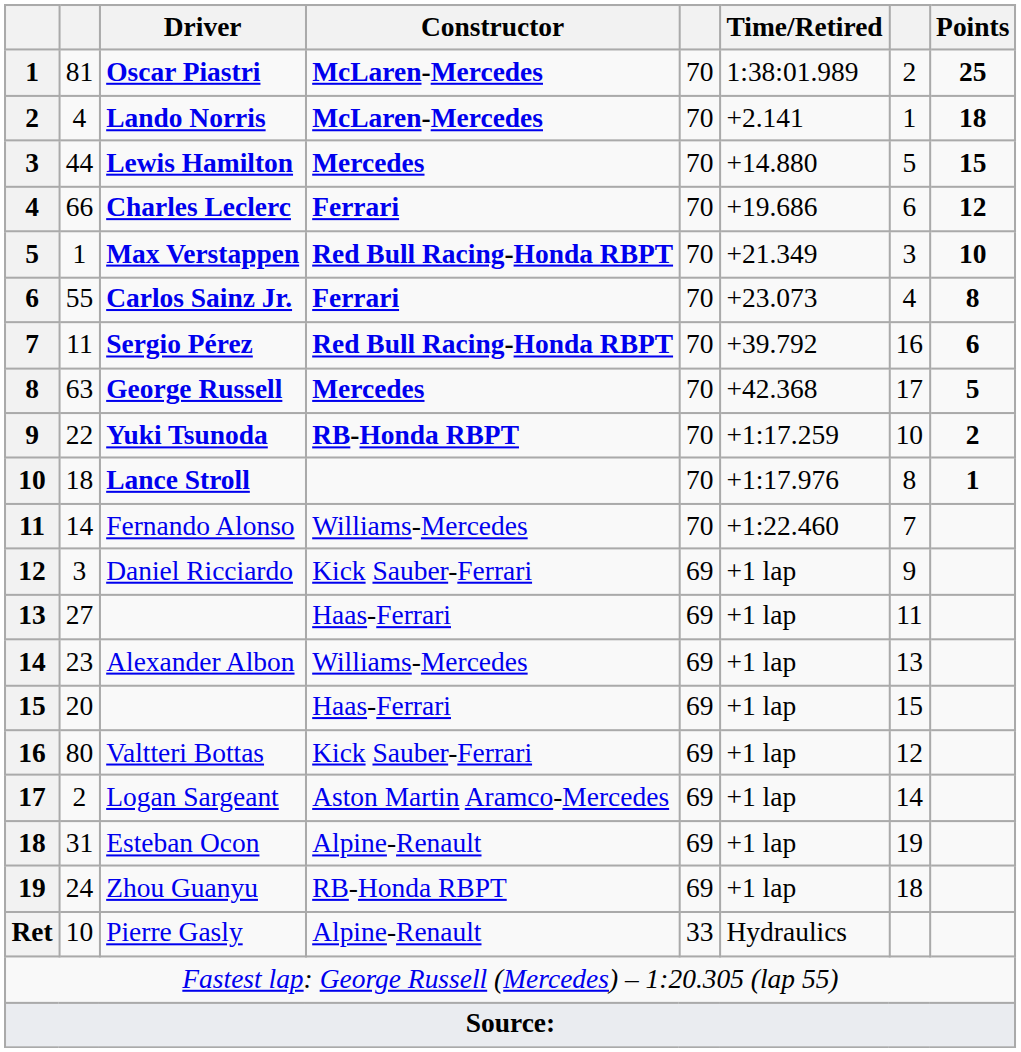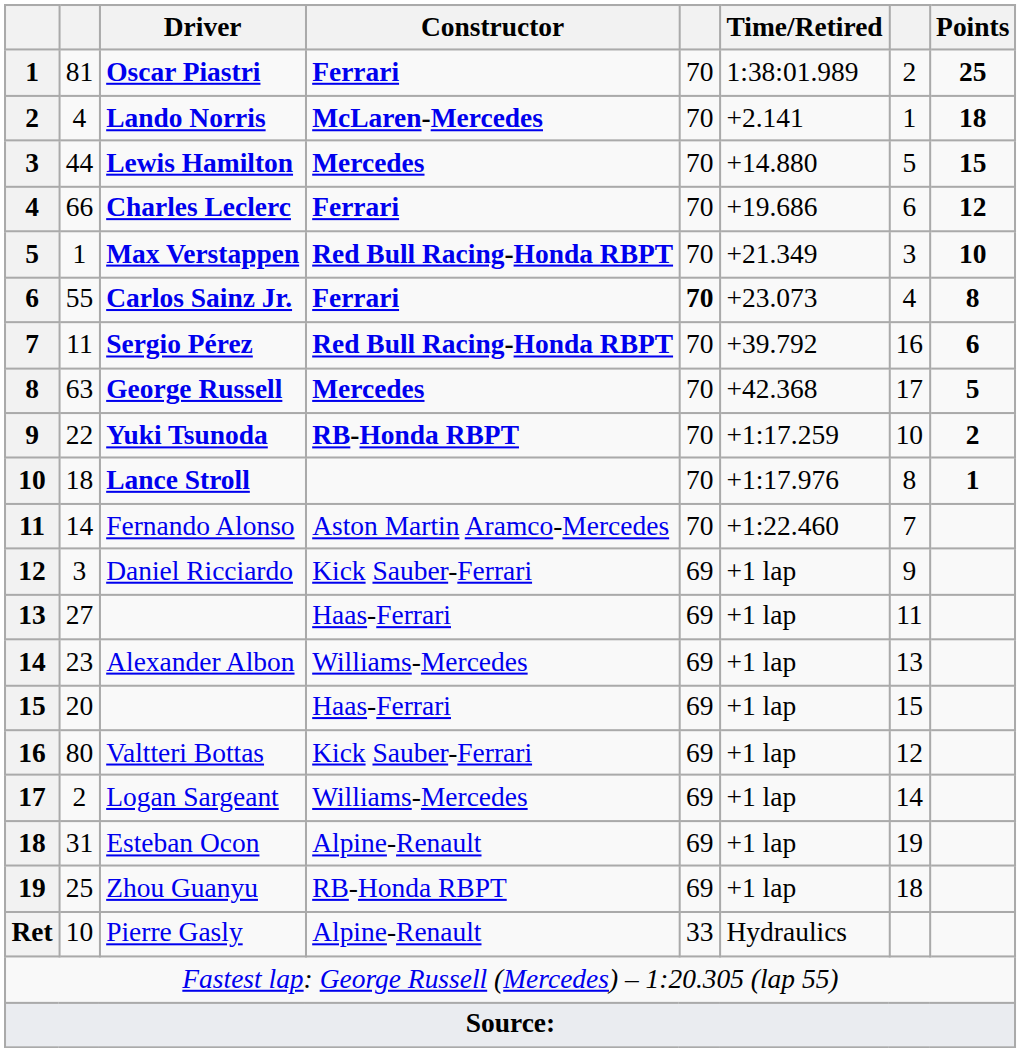(428, 72) McLaren-Mercedes -> (356, 72) Ferrari
(700, 298) normal -> (700, 298) bold
(420, 525) Williams-Mercedes -> (491, 525) Aston Martin Aramco-Mercedes
(491, 797) Aston Martin Aramco-Mercedes -> (420, 797) Williams-Mercedes
(79, 887) 24 -> (79, 887) 25
